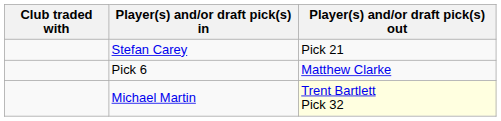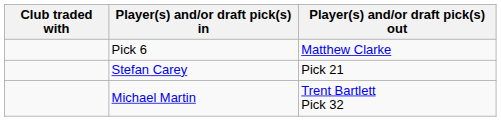rows swapped: (129, 70) <-> (149, 49)
(338, 98) lightyellow background -> (338, 98) no background
